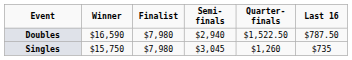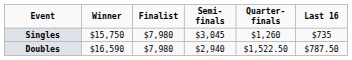rows swapped: (43, 48) <-> (43, 34)
